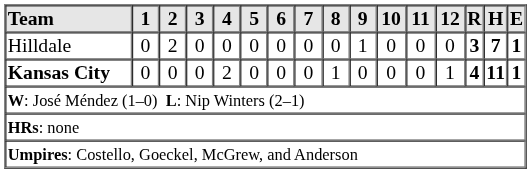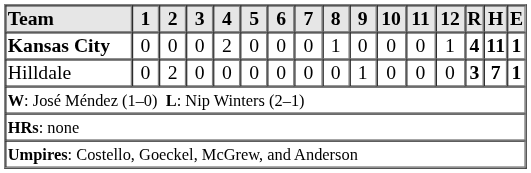rows swapped: (39, 45) <-> (59, 72)
